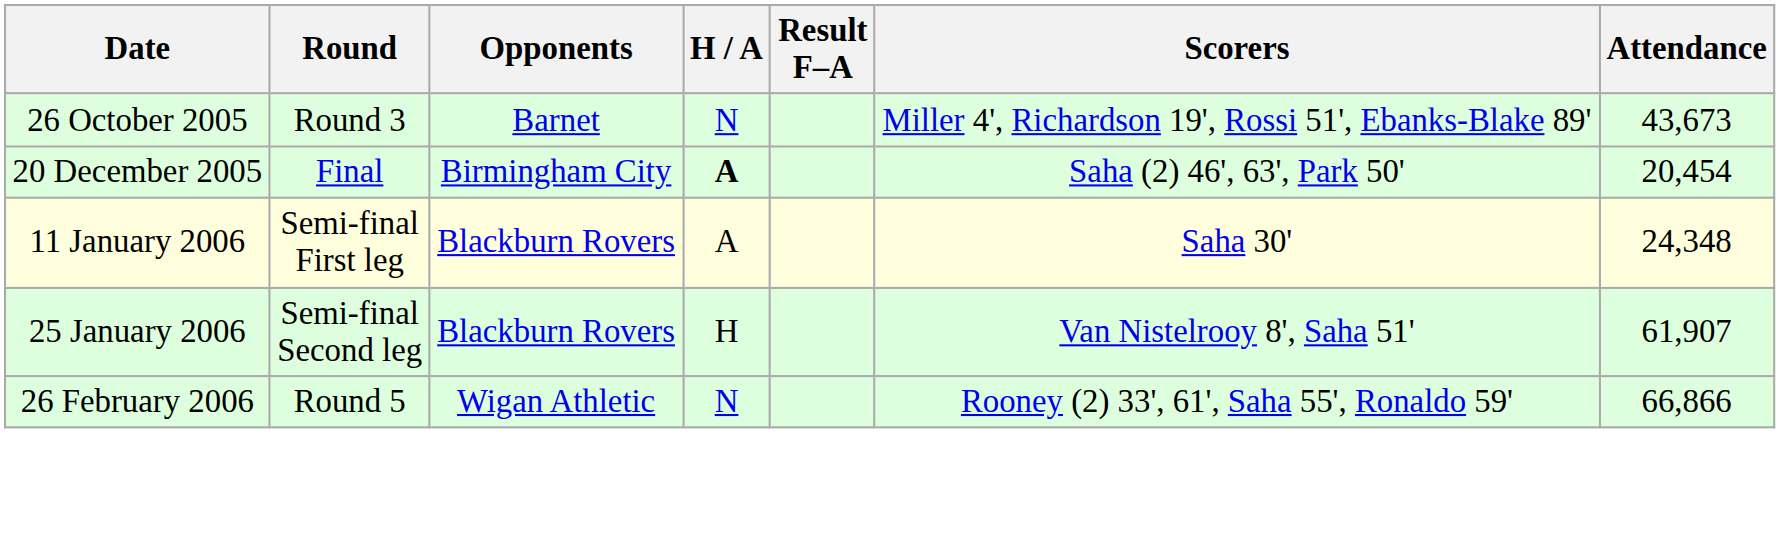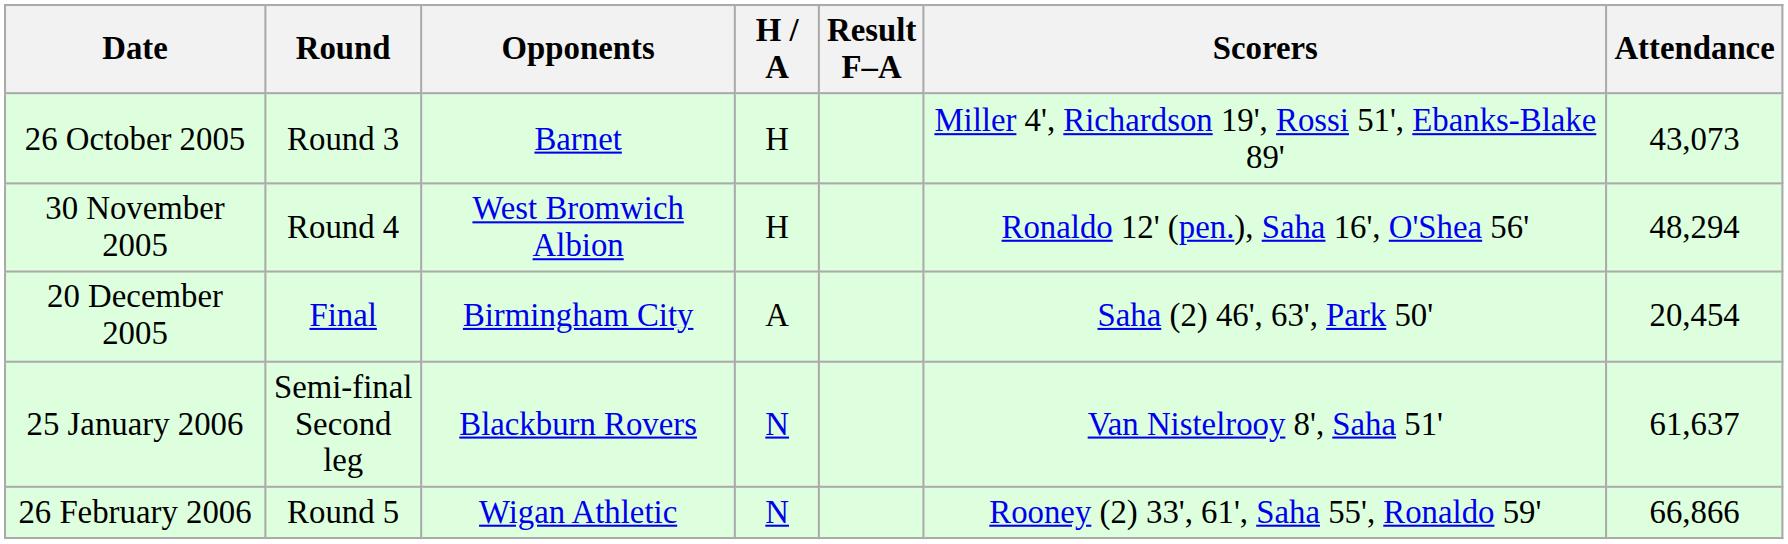(727, 119) N -> (777, 137) H
(1687, 119) 43,673 -> (1695, 137) 43,073
+ row: (135, 226)
(727, 171) bold -> (777, 315) normal
- row: (137, 241)
(727, 330) H -> (777, 423) N
(1687, 330) 61,907 -> (1695, 423) 61,637
